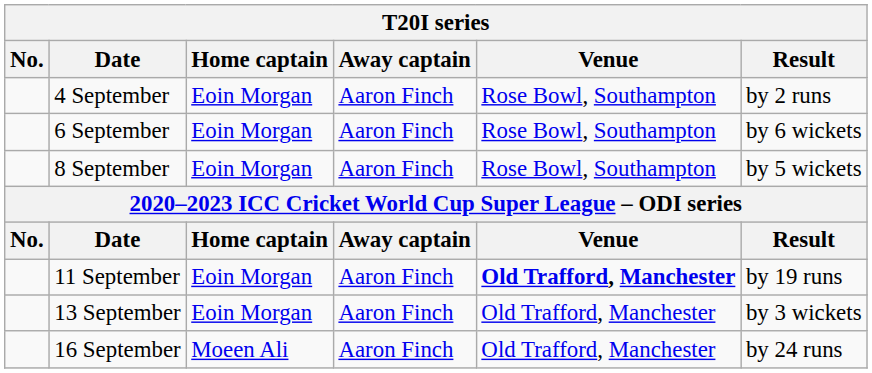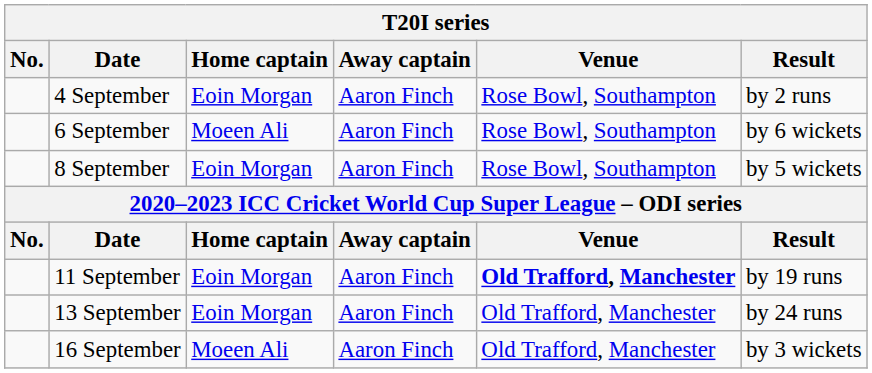(252, 131) Eoin Morgan -> (240, 131) Moeen Ali
(804, 312) by 3 wickets -> (794, 312) by 24 runs
(794, 349) by 24 runs -> (804, 349) by 3 wickets
